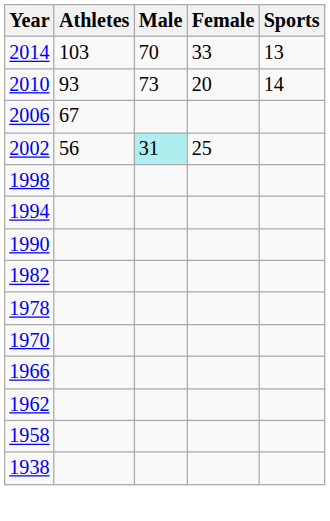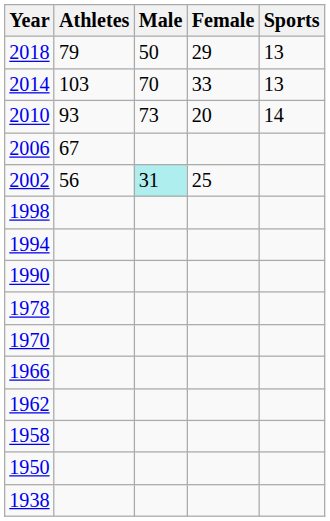+ row: (29, 52)
- row: (29, 276)
+ row: (29, 468)
